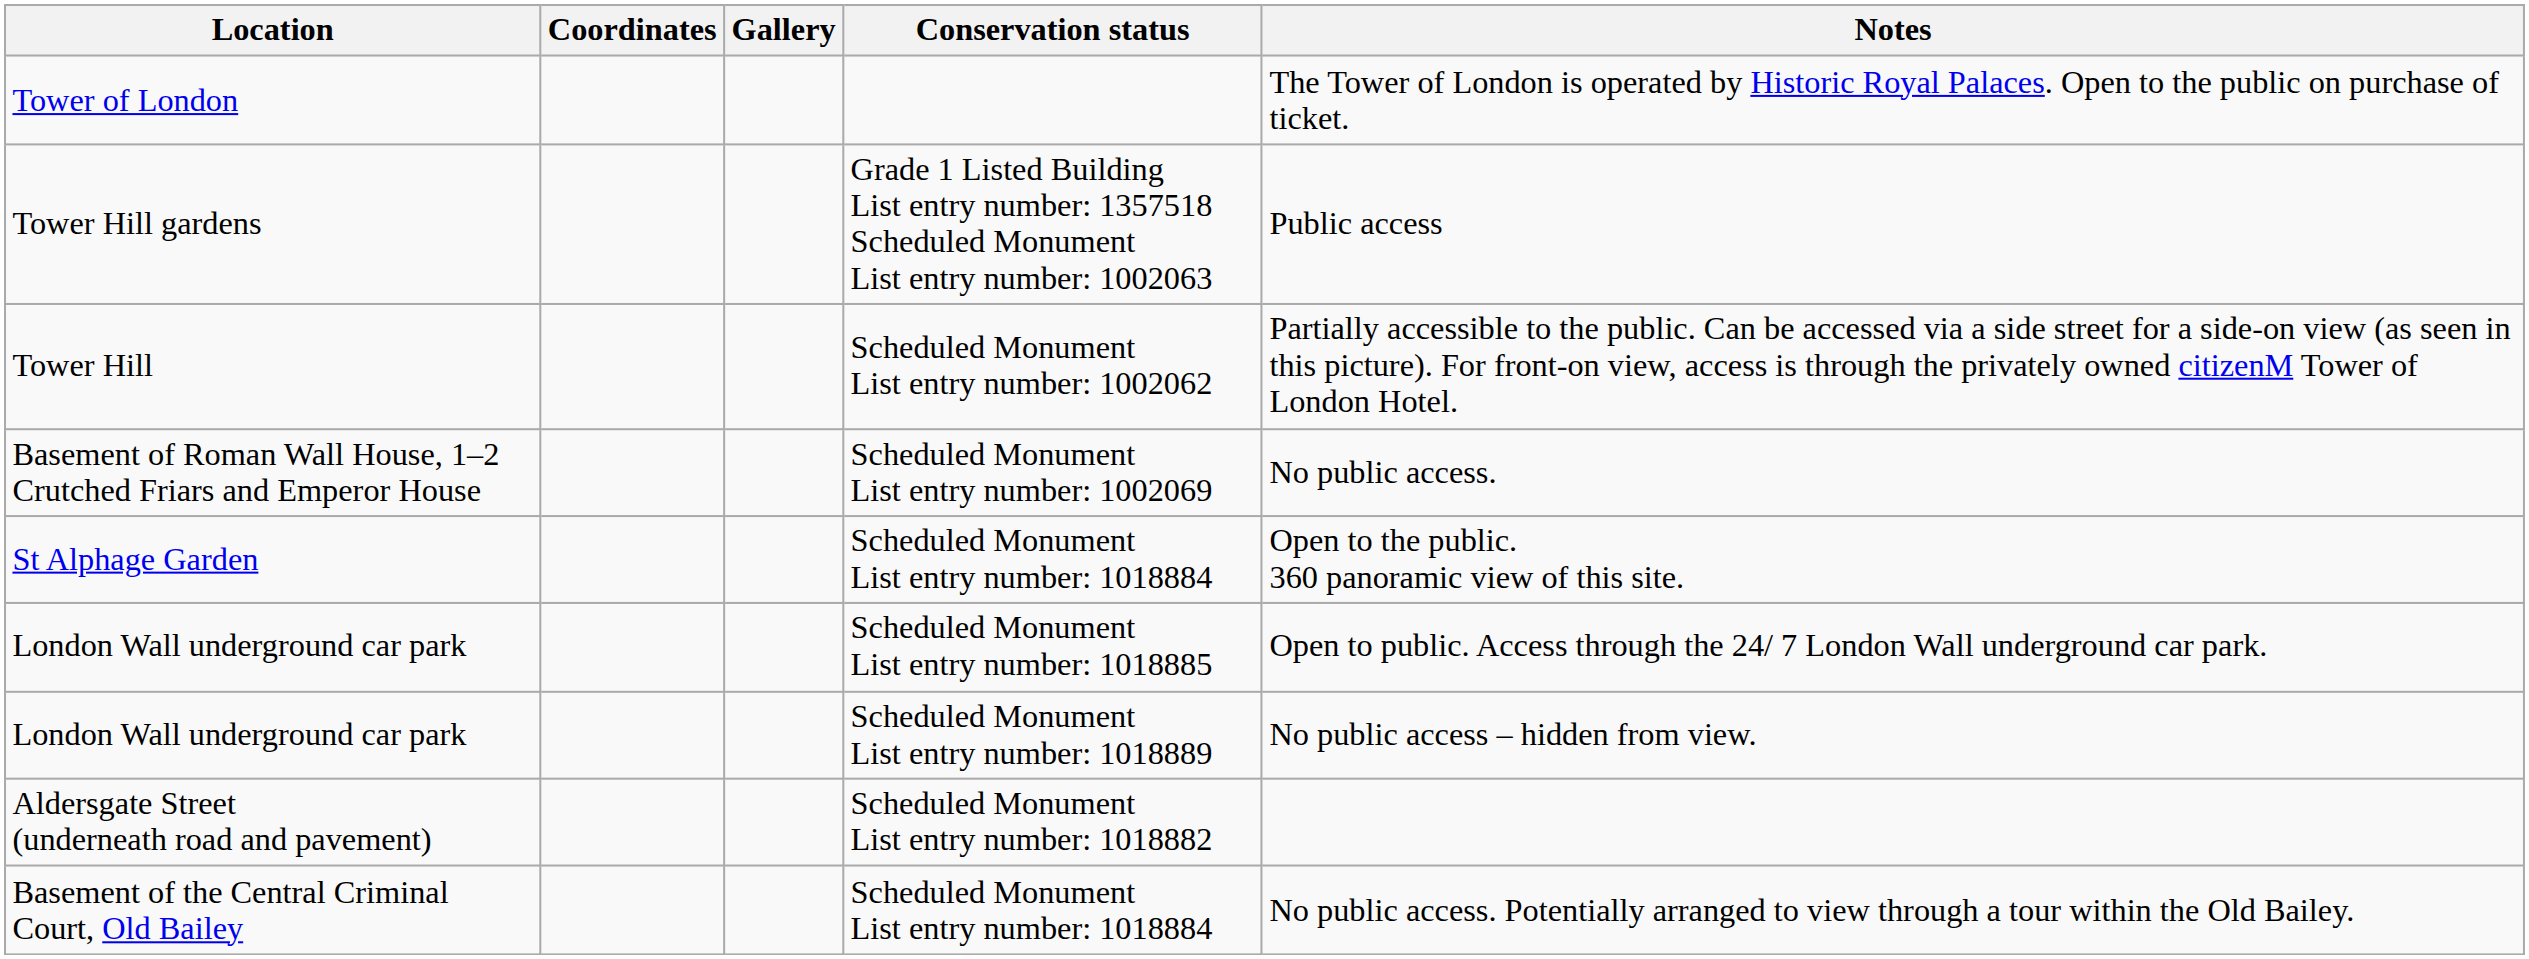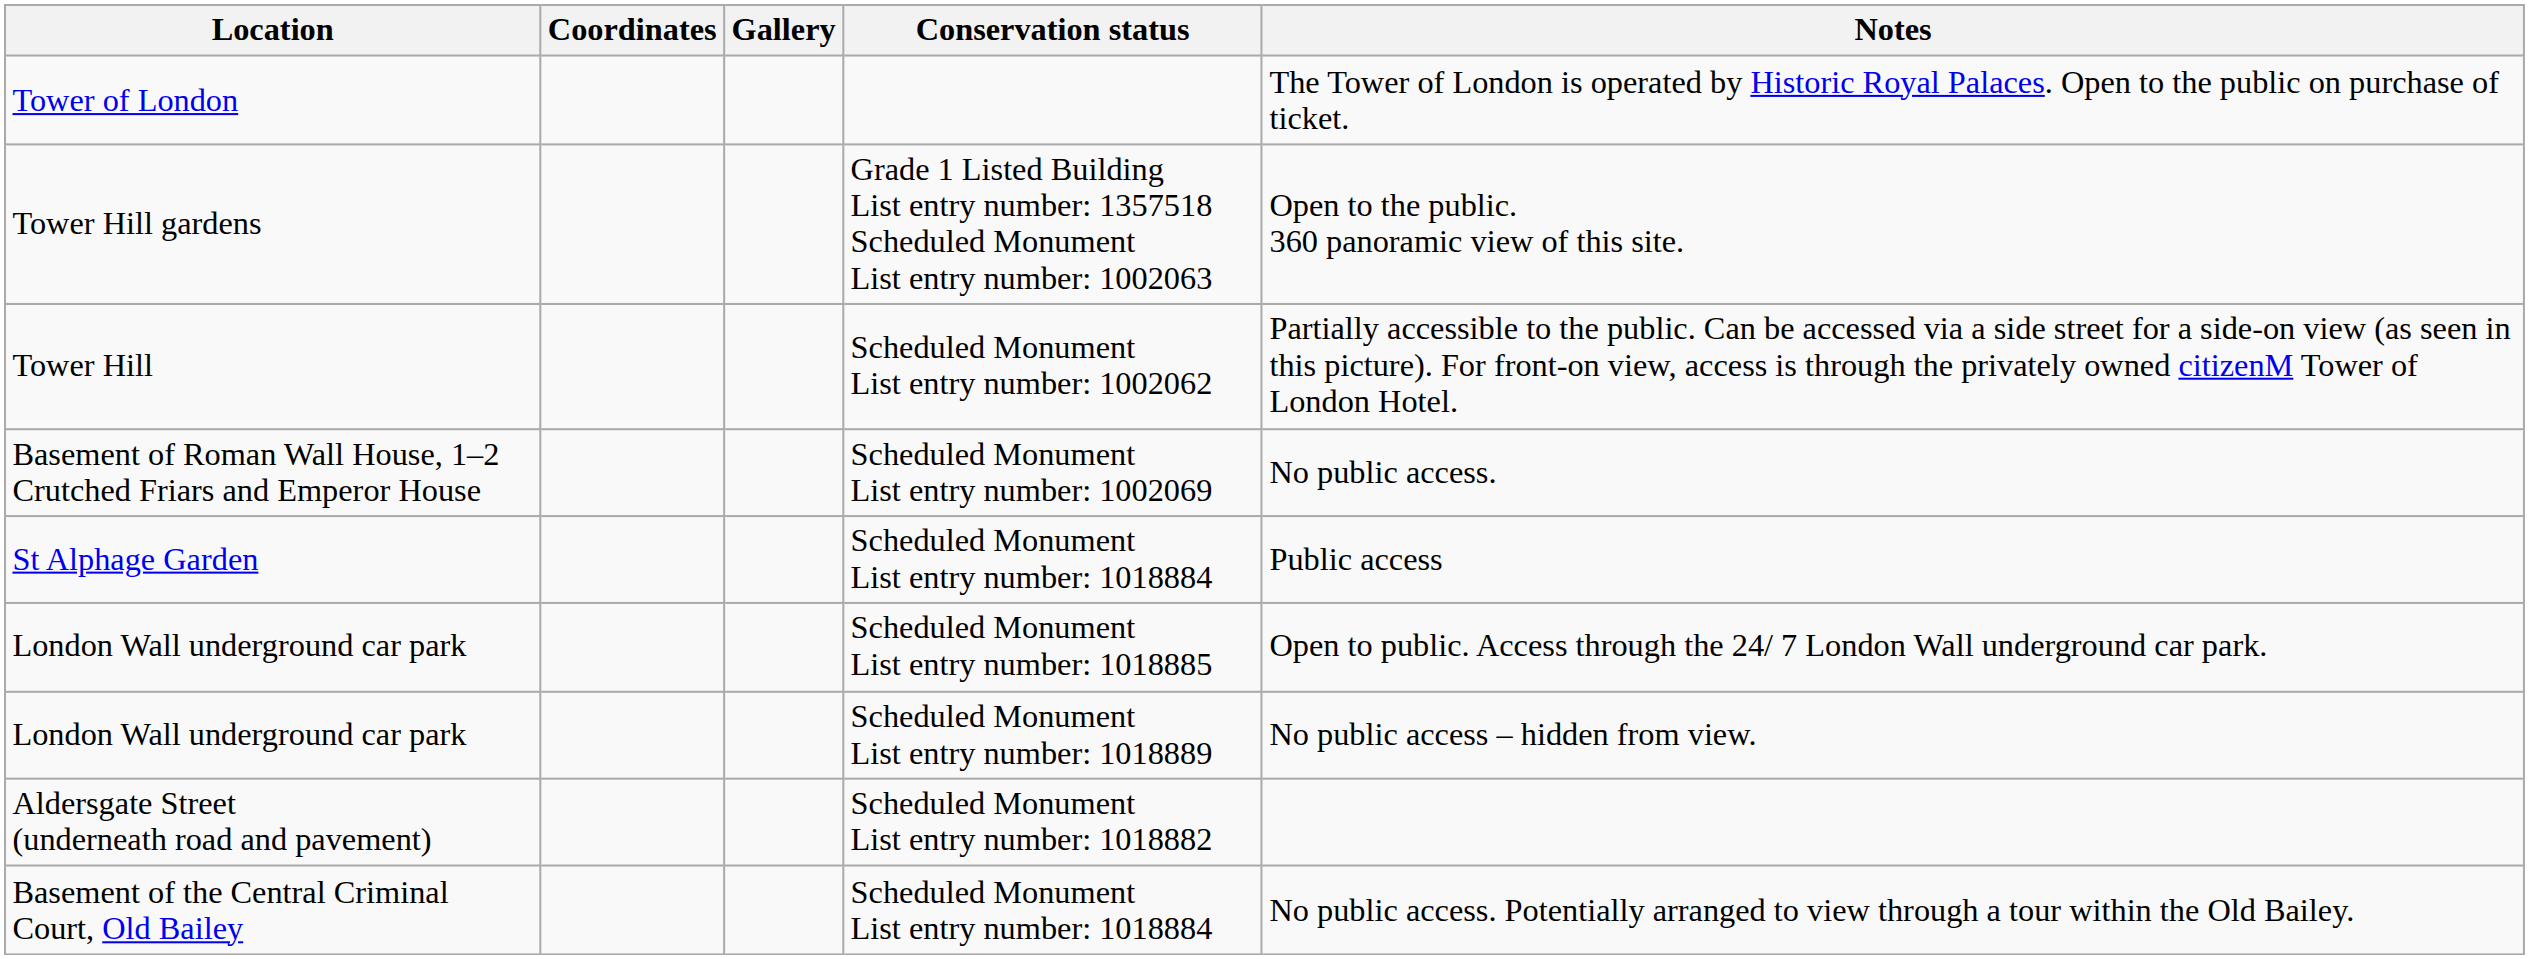(1356, 223) Public access -> (1477, 223) Open to the public. 360 panoramic view of this site.
(1477, 559) Open to the public. 360 panoramic view of this site. -> (1356, 559) Public access
